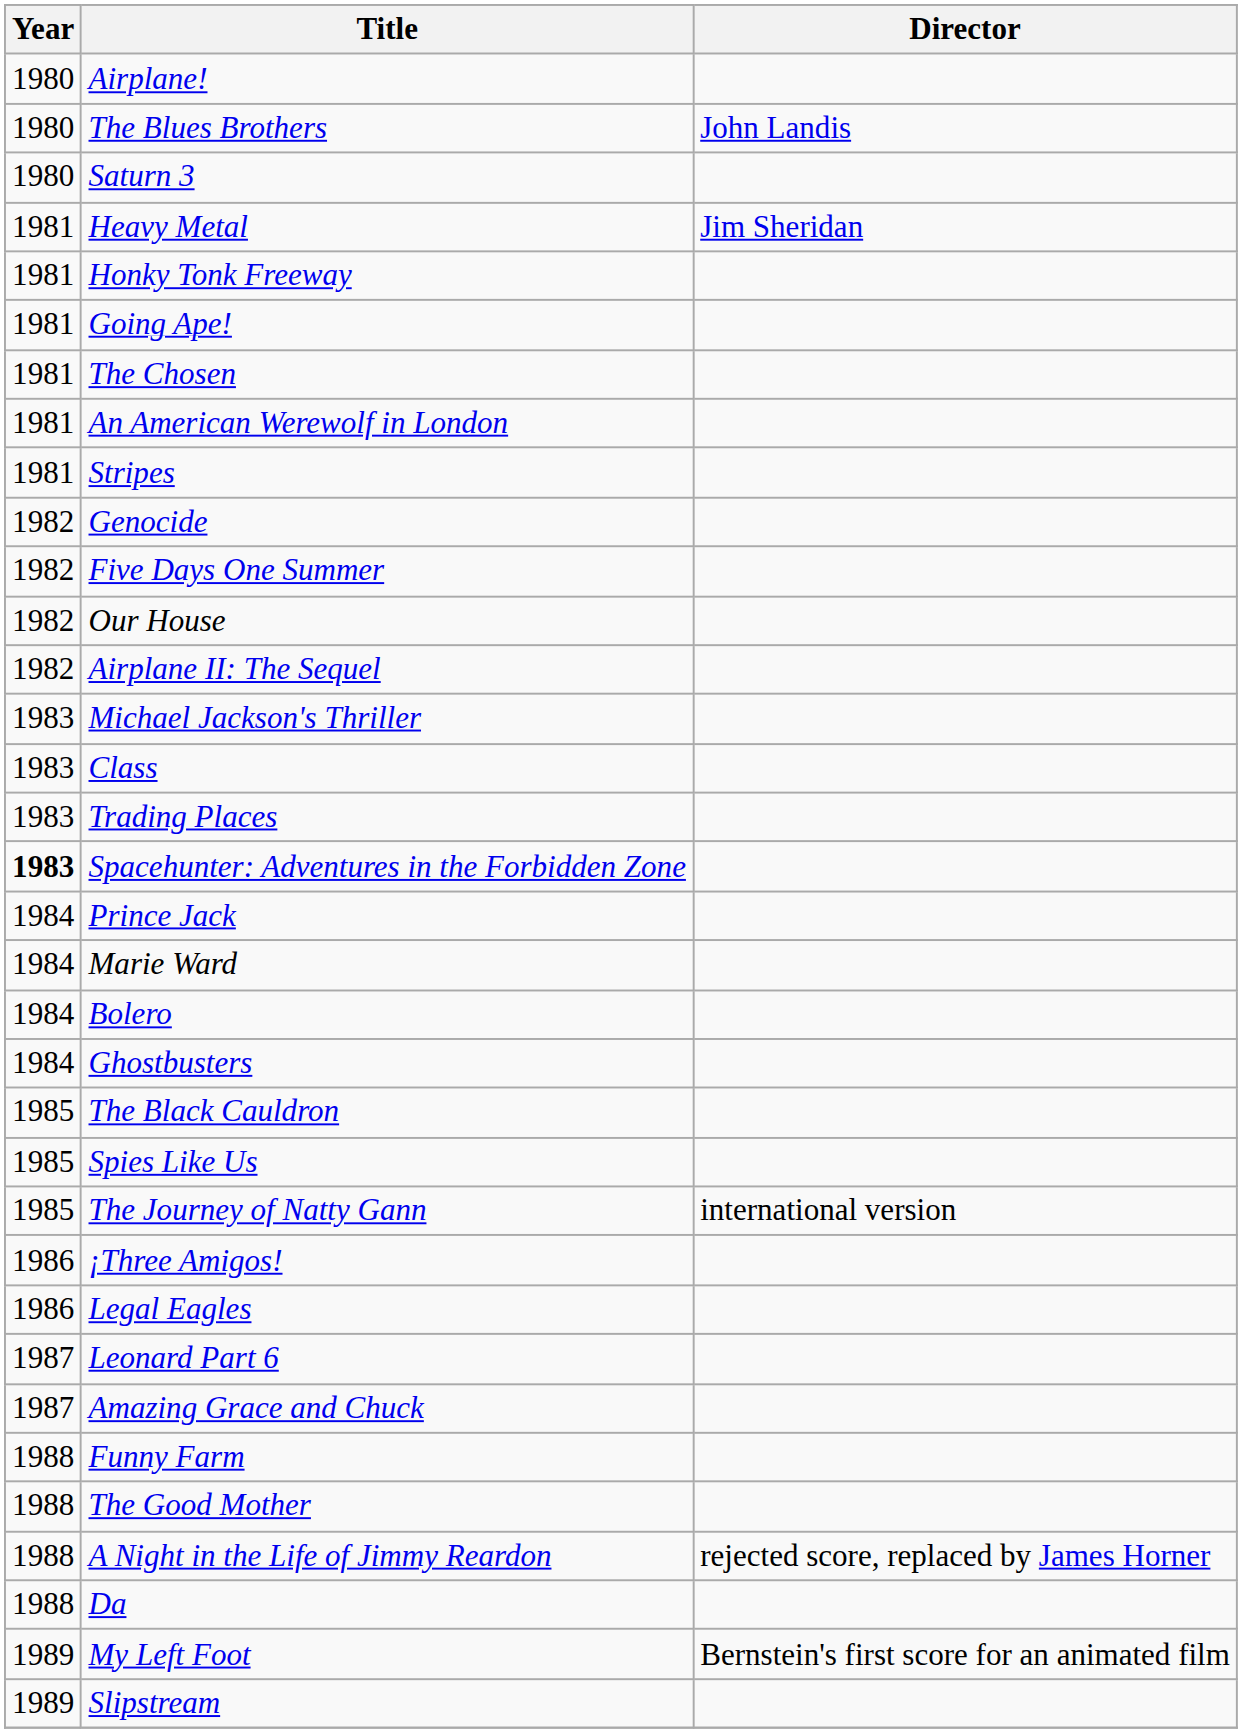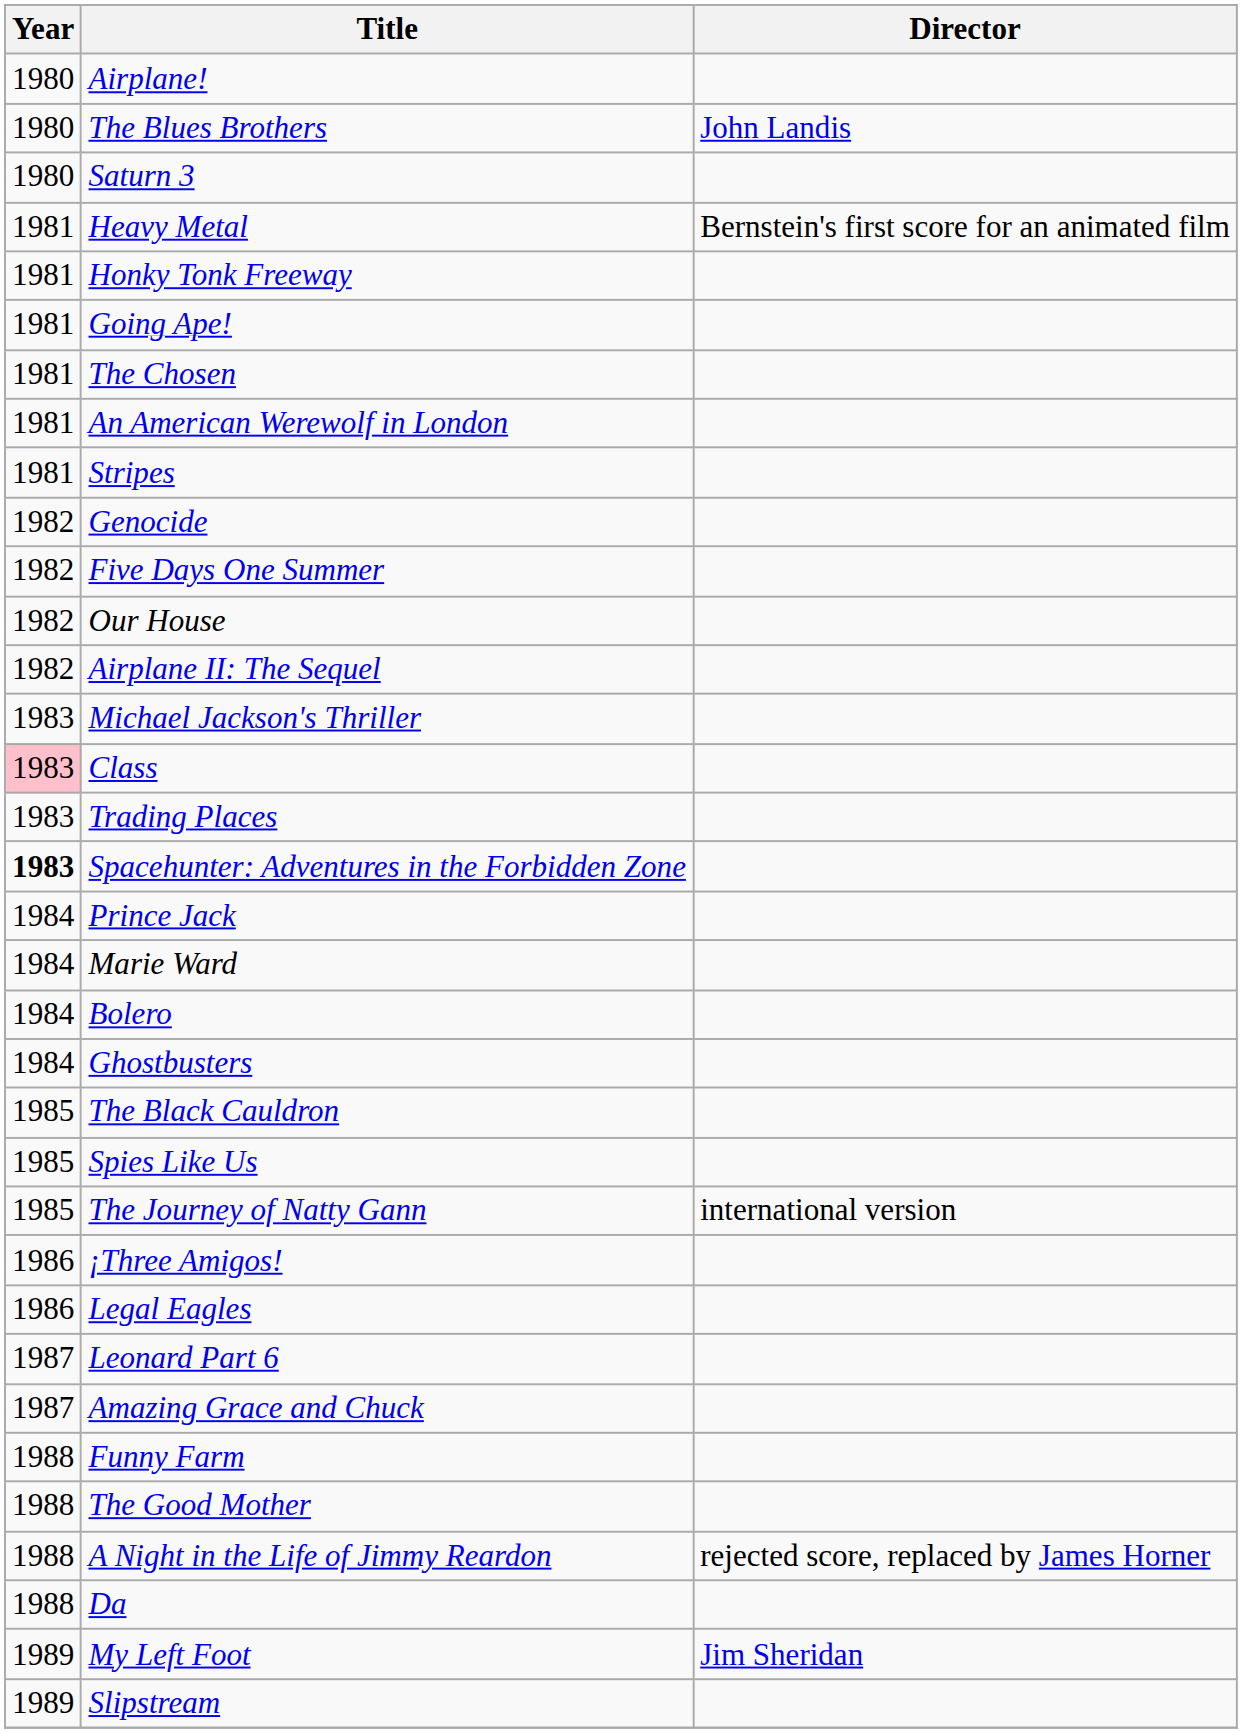(782, 226) Jim Sheridan -> (965, 226) Bernstein's first score for an animated film
(43, 767) no background -> (43, 767) pink background
(965, 1653) Bernstein's first score for an animated film -> (782, 1653) Jim Sheridan
